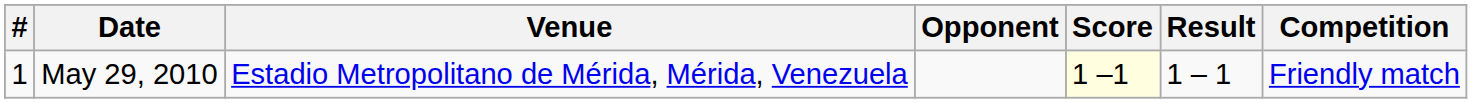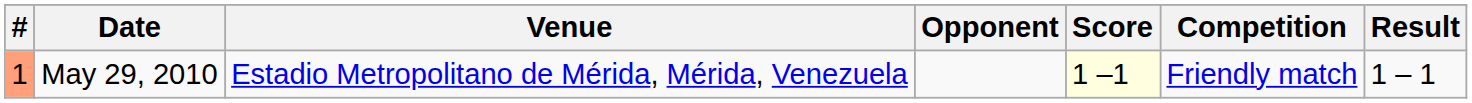columns swapped: (1211, 27) <-> (1364, 27)
(20, 73) no background -> (20, 73) lightsalmon background
